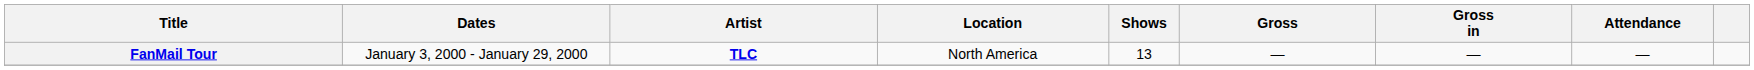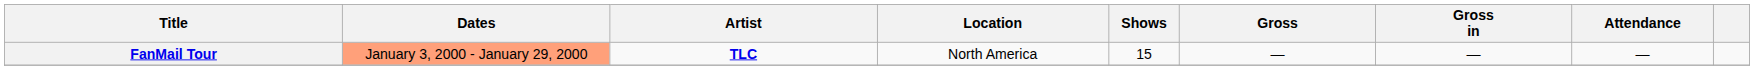(476, 53) no background -> (476, 53) lightsalmon background
(1144, 53) 13 -> (1144, 53) 15
